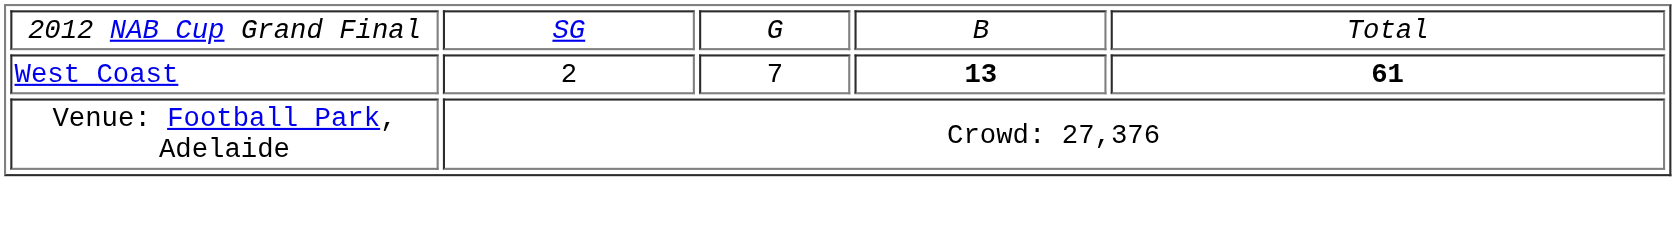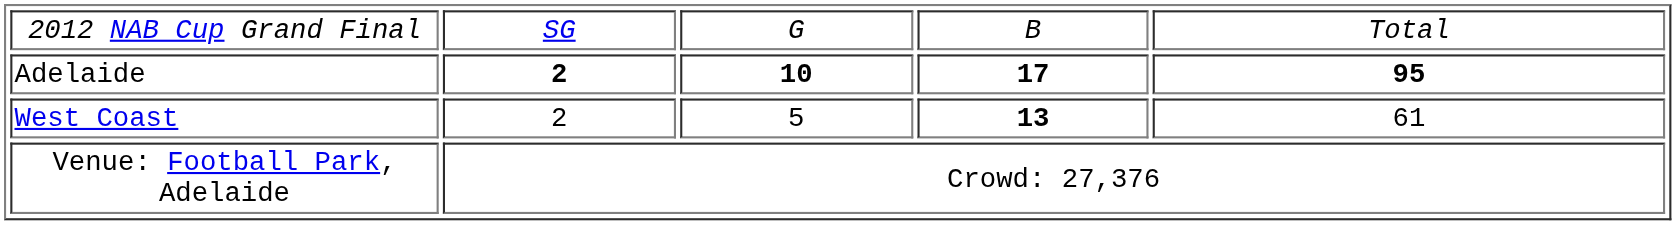+ row: (80, 74)
(775, 74) 7 -> (796, 118) 5
(1388, 74) bold -> (1409, 118) normal
